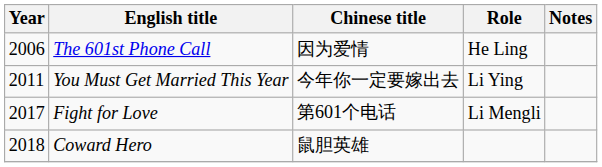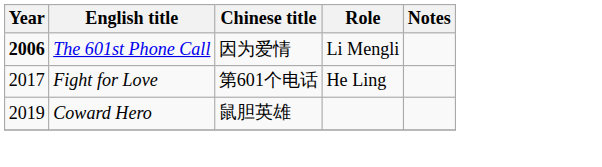(27, 49) normal -> (27, 49) bold
(498, 49) He Ling -> (363, 49) Li Mengli
- row: (171, 81)
(504, 113) Li Mengli -> (356, 81) He Ling
(27, 145) 2018 -> (27, 113) 2019
